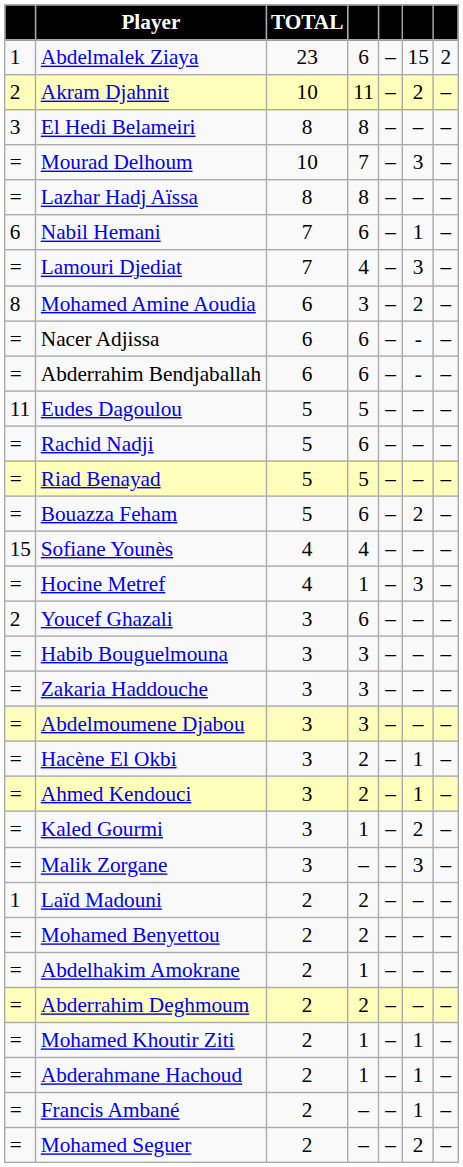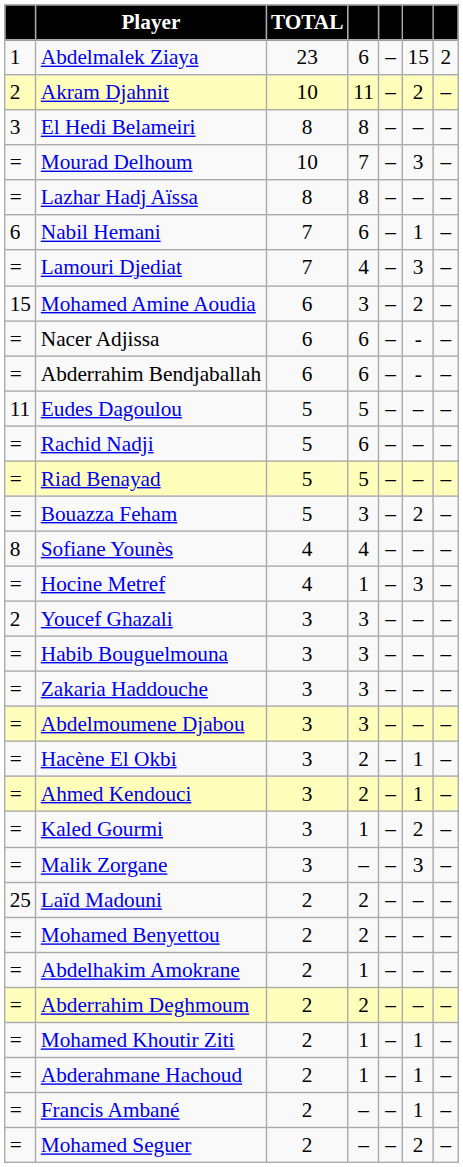(15, 302) 8 -> (20, 302) 15
(364, 513) 6 -> (364, 513) 3
(20, 548) 15 -> (15, 548) 8
(364, 618) 6 -> (364, 618) 3
(15, 899) 1 -> (20, 899) 25
